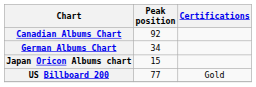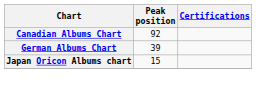(156, 48) 34 -> (156, 48) 39
- row: (69, 75)
